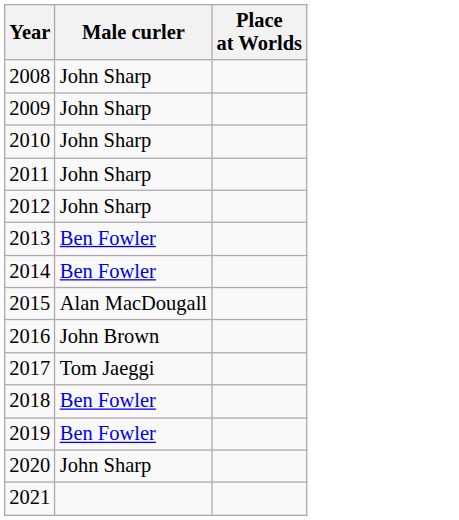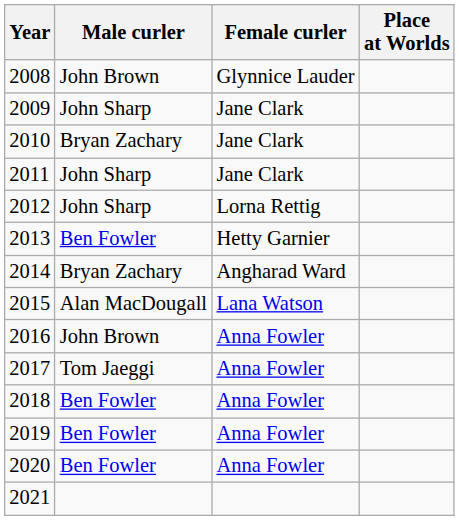+ column: (286, 32)
(106, 76) John Sharp -> (110, 76) John Brown
(106, 141) John Sharp -> (121, 141) Bryan Zachary
(108, 271) Ben Fowler -> (121, 271) Bryan Zachary
(106, 466) John Sharp -> (108, 466) Ben Fowler
